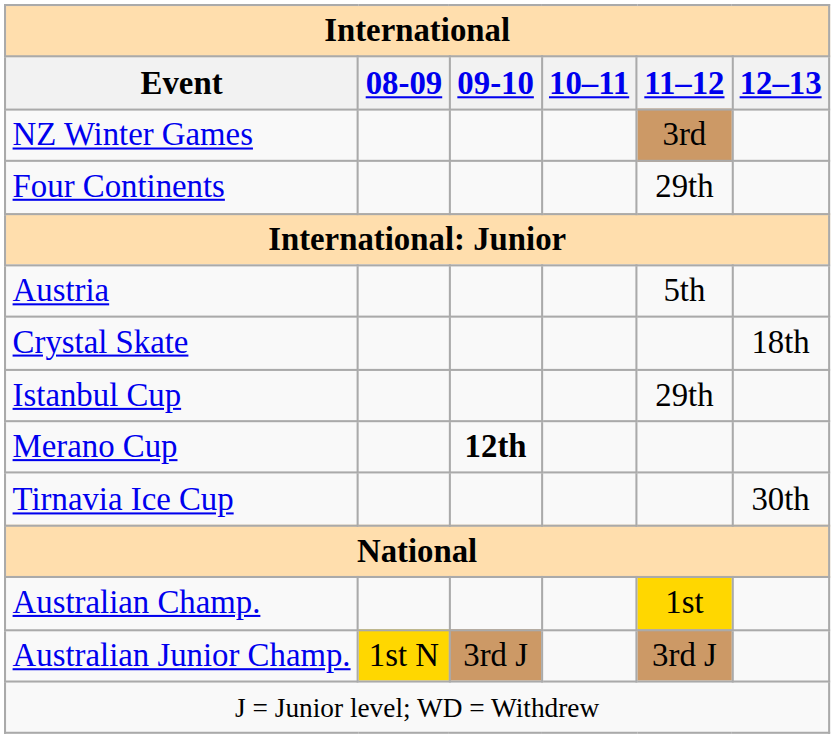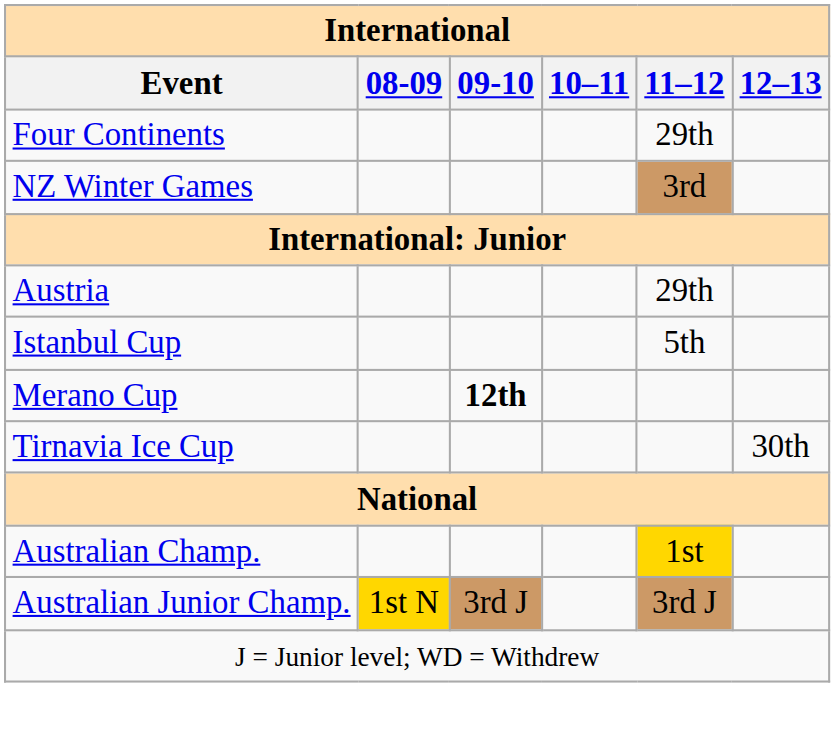rows swapped: (119, 186) <-> (133, 134)
(684, 290) 5th -> (684, 290) 29th
- row: (100, 342)
(684, 394) 29th -> (684, 342) 5th
